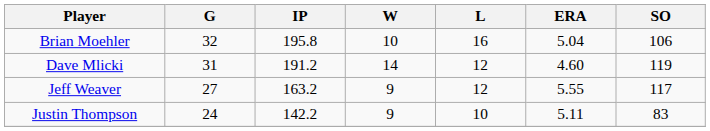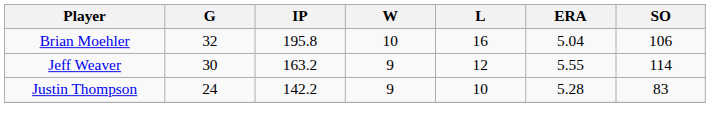- row: (85, 65)
(210, 89) 27 -> (210, 65) 30
(661, 89) 117 -> (661, 65) 114
(570, 114) 5.11 -> (570, 89) 5.28
